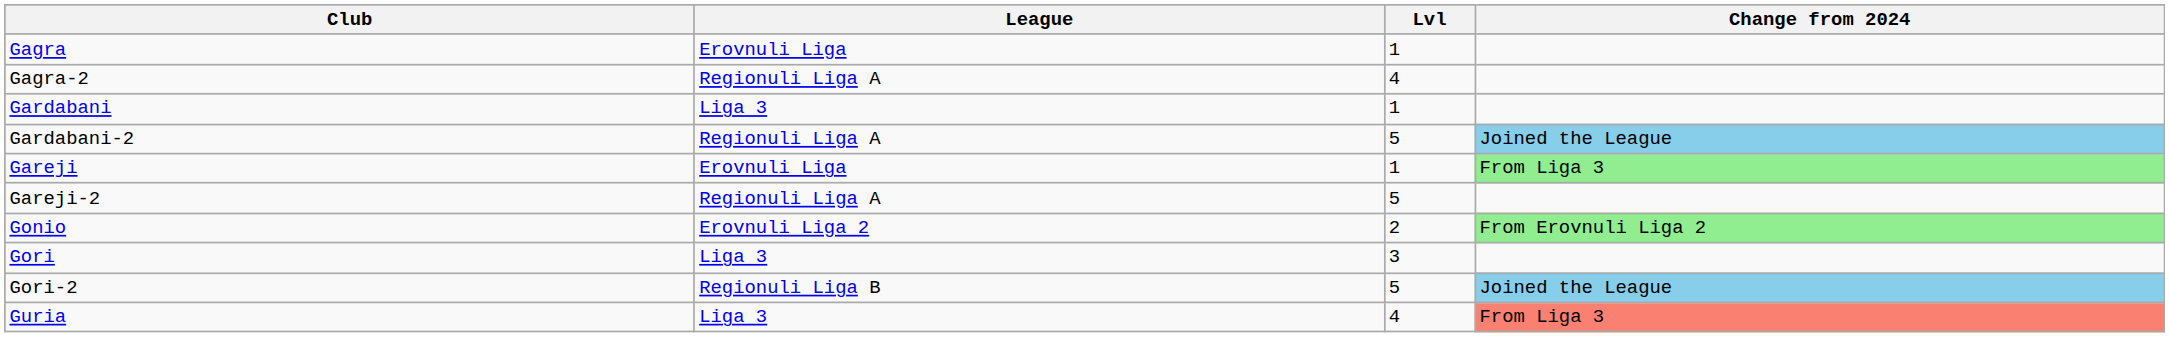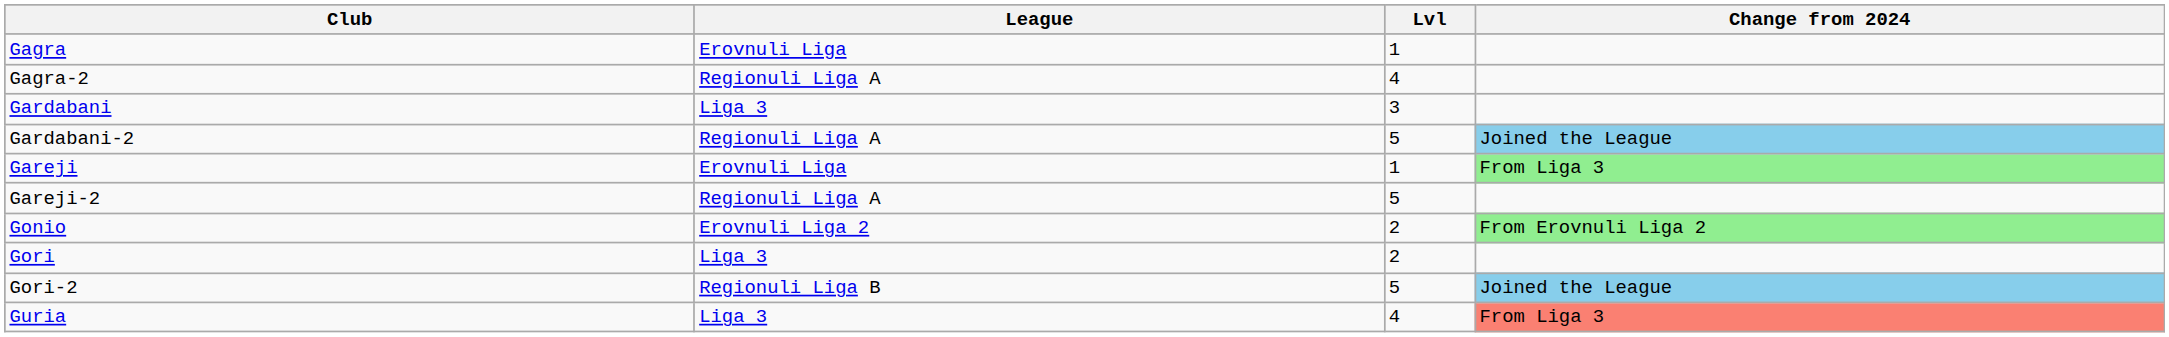(1395, 109) 1 -> (1395, 109) 3
(1395, 258) 3 -> (1395, 258) 2
